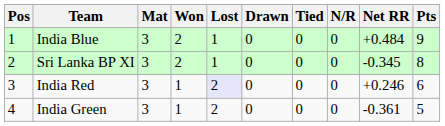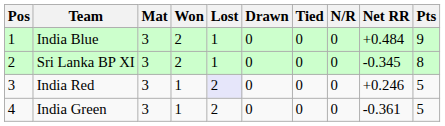(420, 86) 6 -> (420, 86) 5
